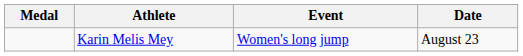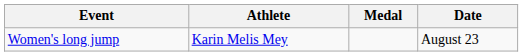columns swapped: (39, 16) <-> (326, 16)
